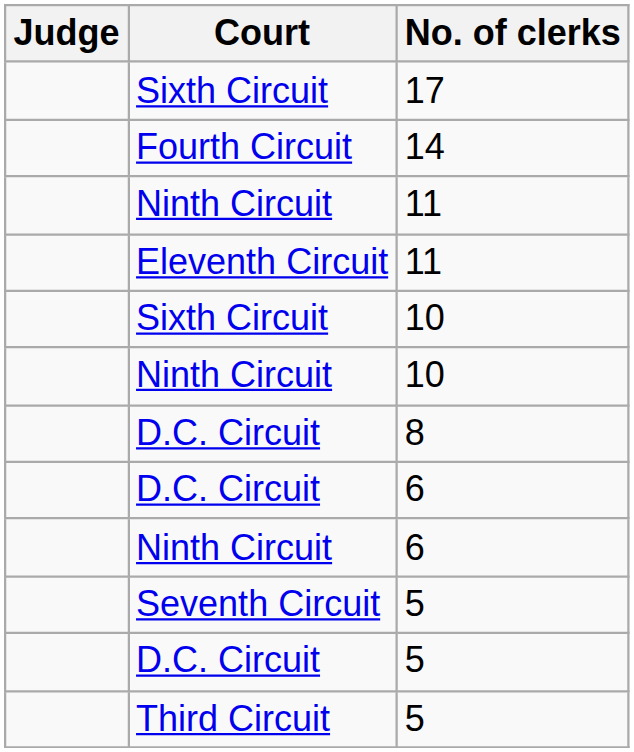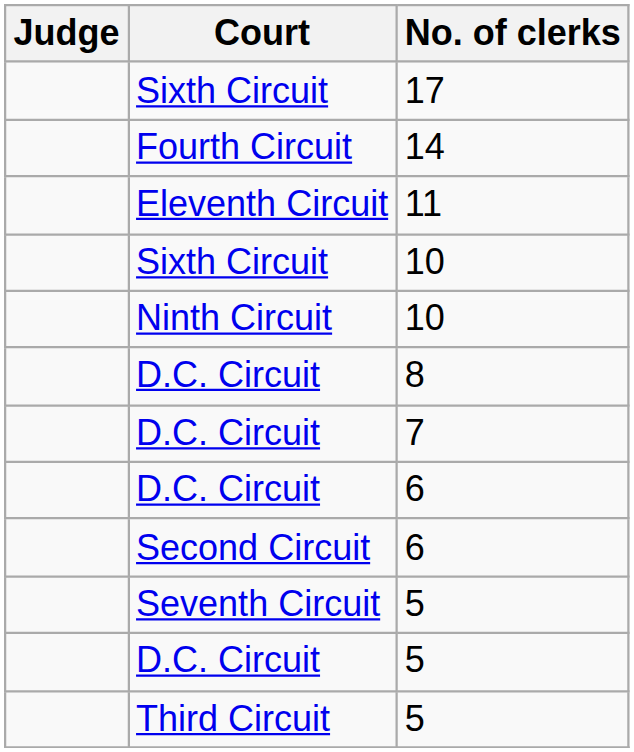- row: (234, 204)
+ row: (228, 432)
+ row: (253, 546)
- row: (234, 546)
